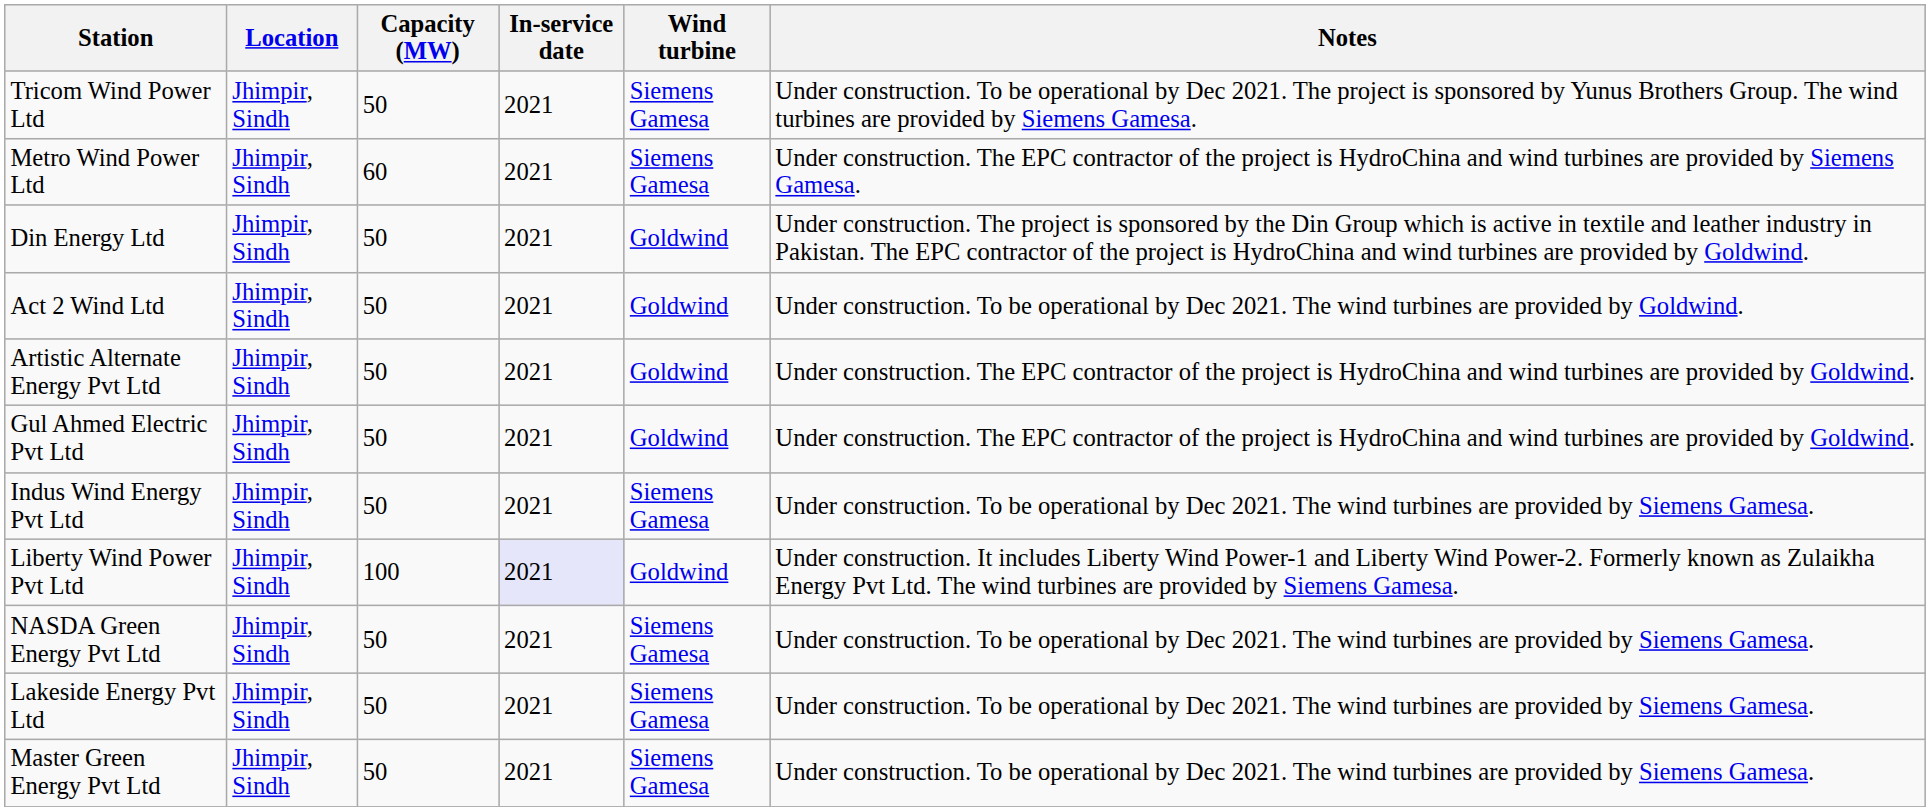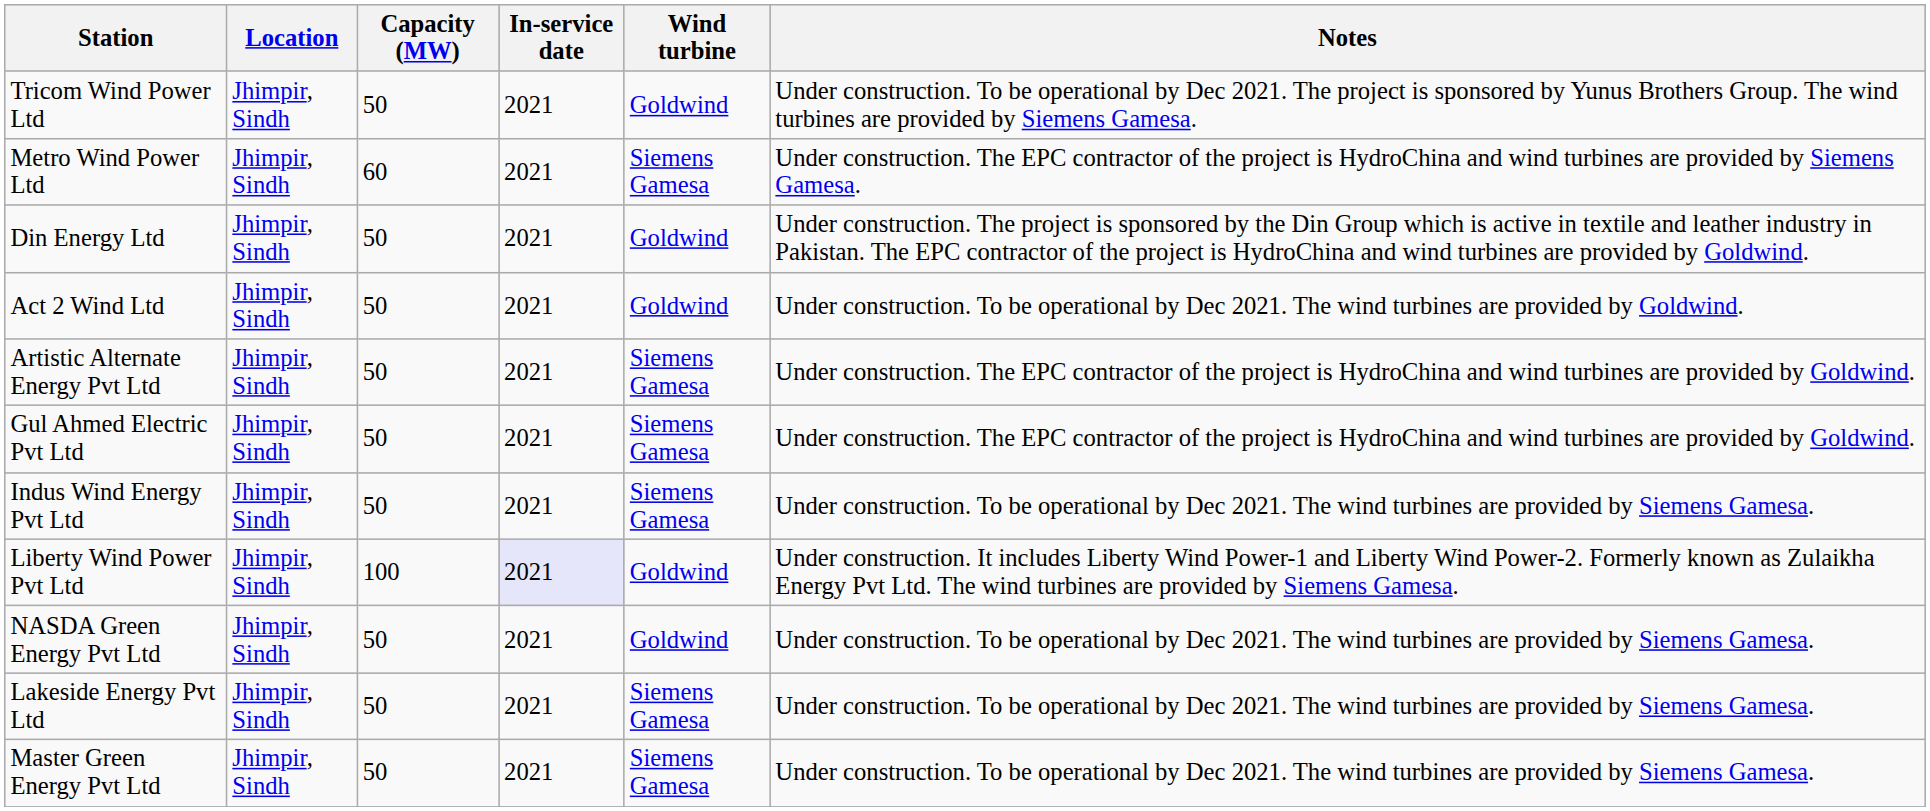(672, 104) Siemens Gamesa -> (679, 104) Goldwind
(679, 371) Goldwind -> (672, 371) Siemens Gamesa
(679, 438) Goldwind -> (672, 438) Siemens Gamesa
(672, 639) Siemens Gamesa -> (679, 639) Goldwind
